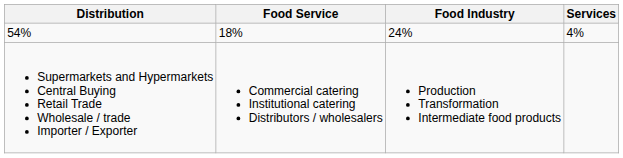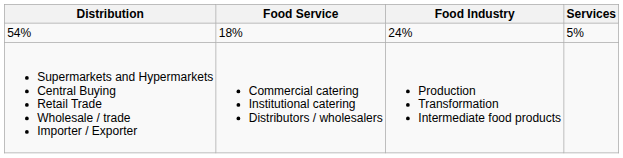(575, 33) 4% -> (575, 33) 5%
